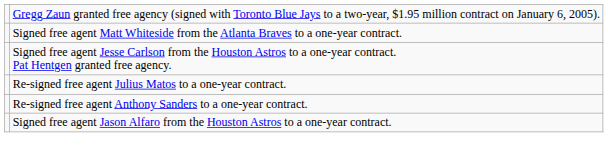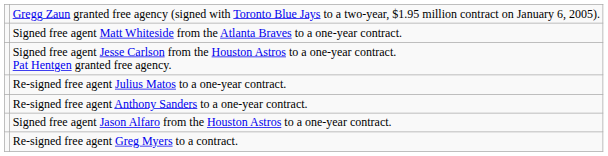+ row: (125, 141)
